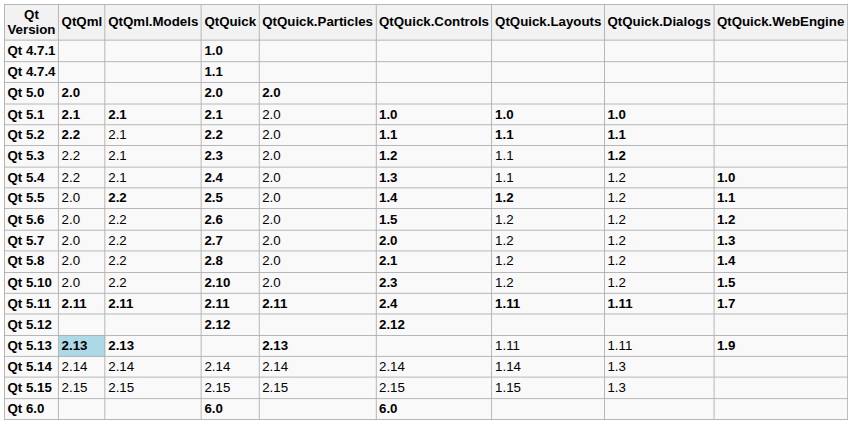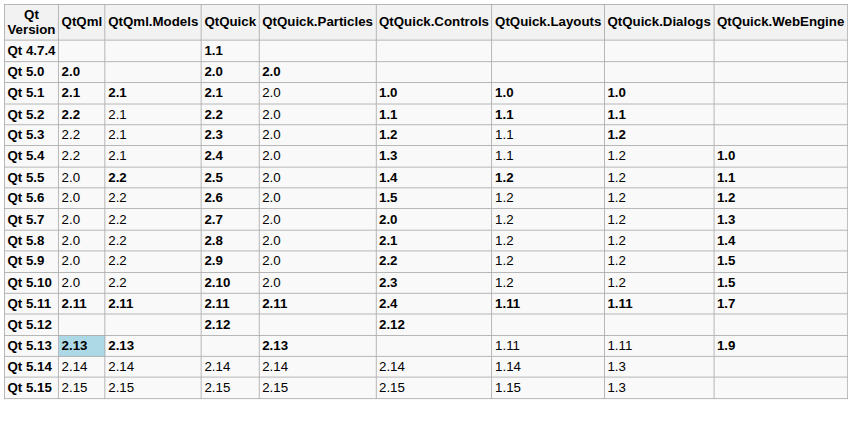- row: (31, 51)
+ row: (26, 261)
- row: (26, 409)
